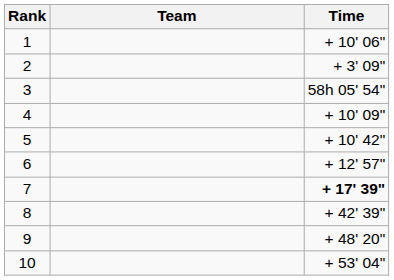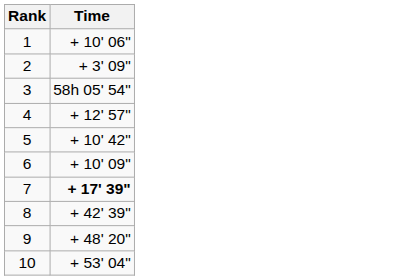- column: (177, 16)
(355, 115) + 10' 09" -> (100, 115) + 12' 57"
(355, 164) + 12' 57" -> (100, 164) + 10' 09"
